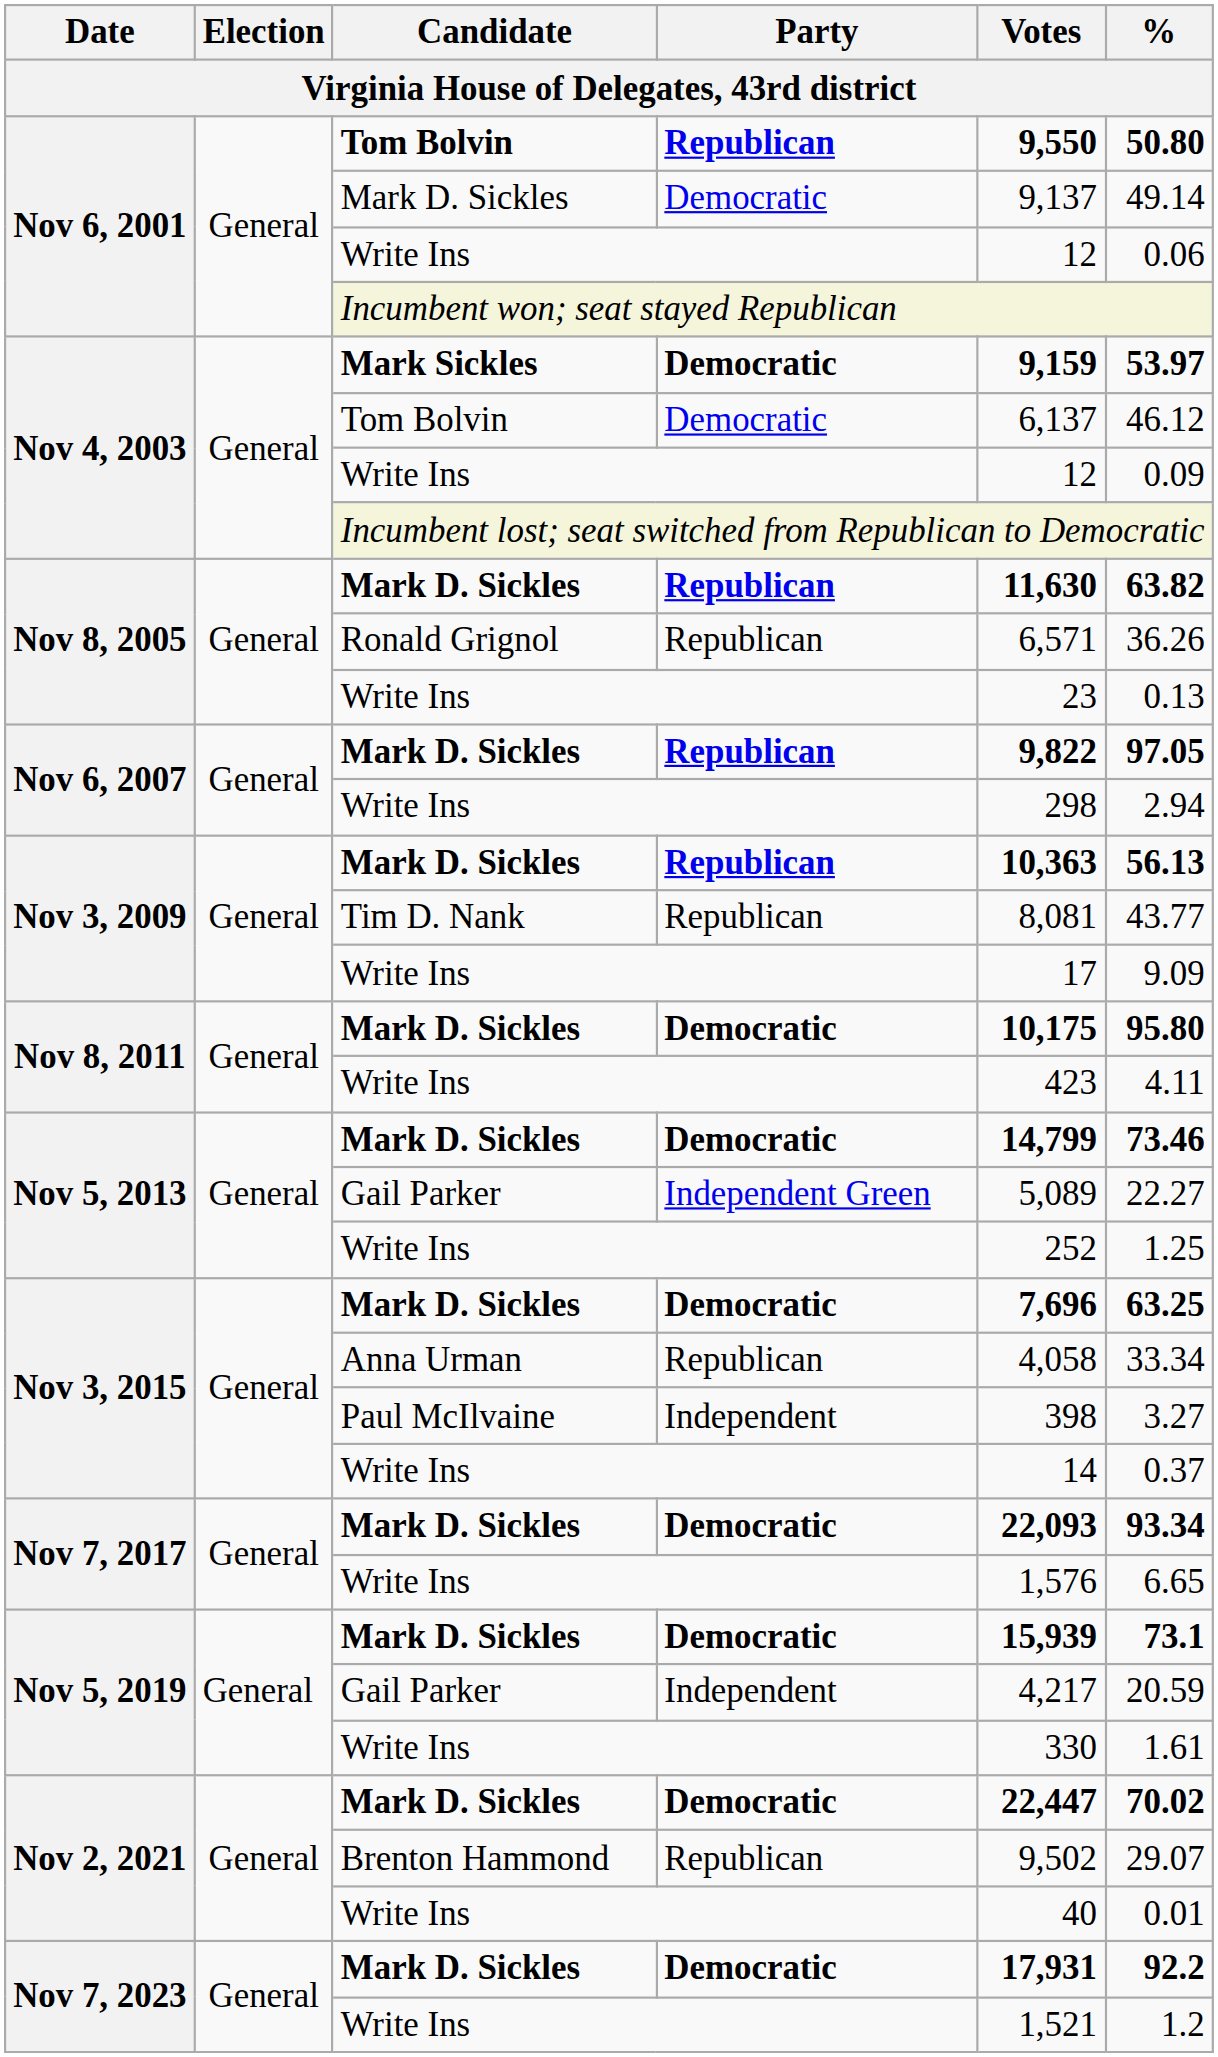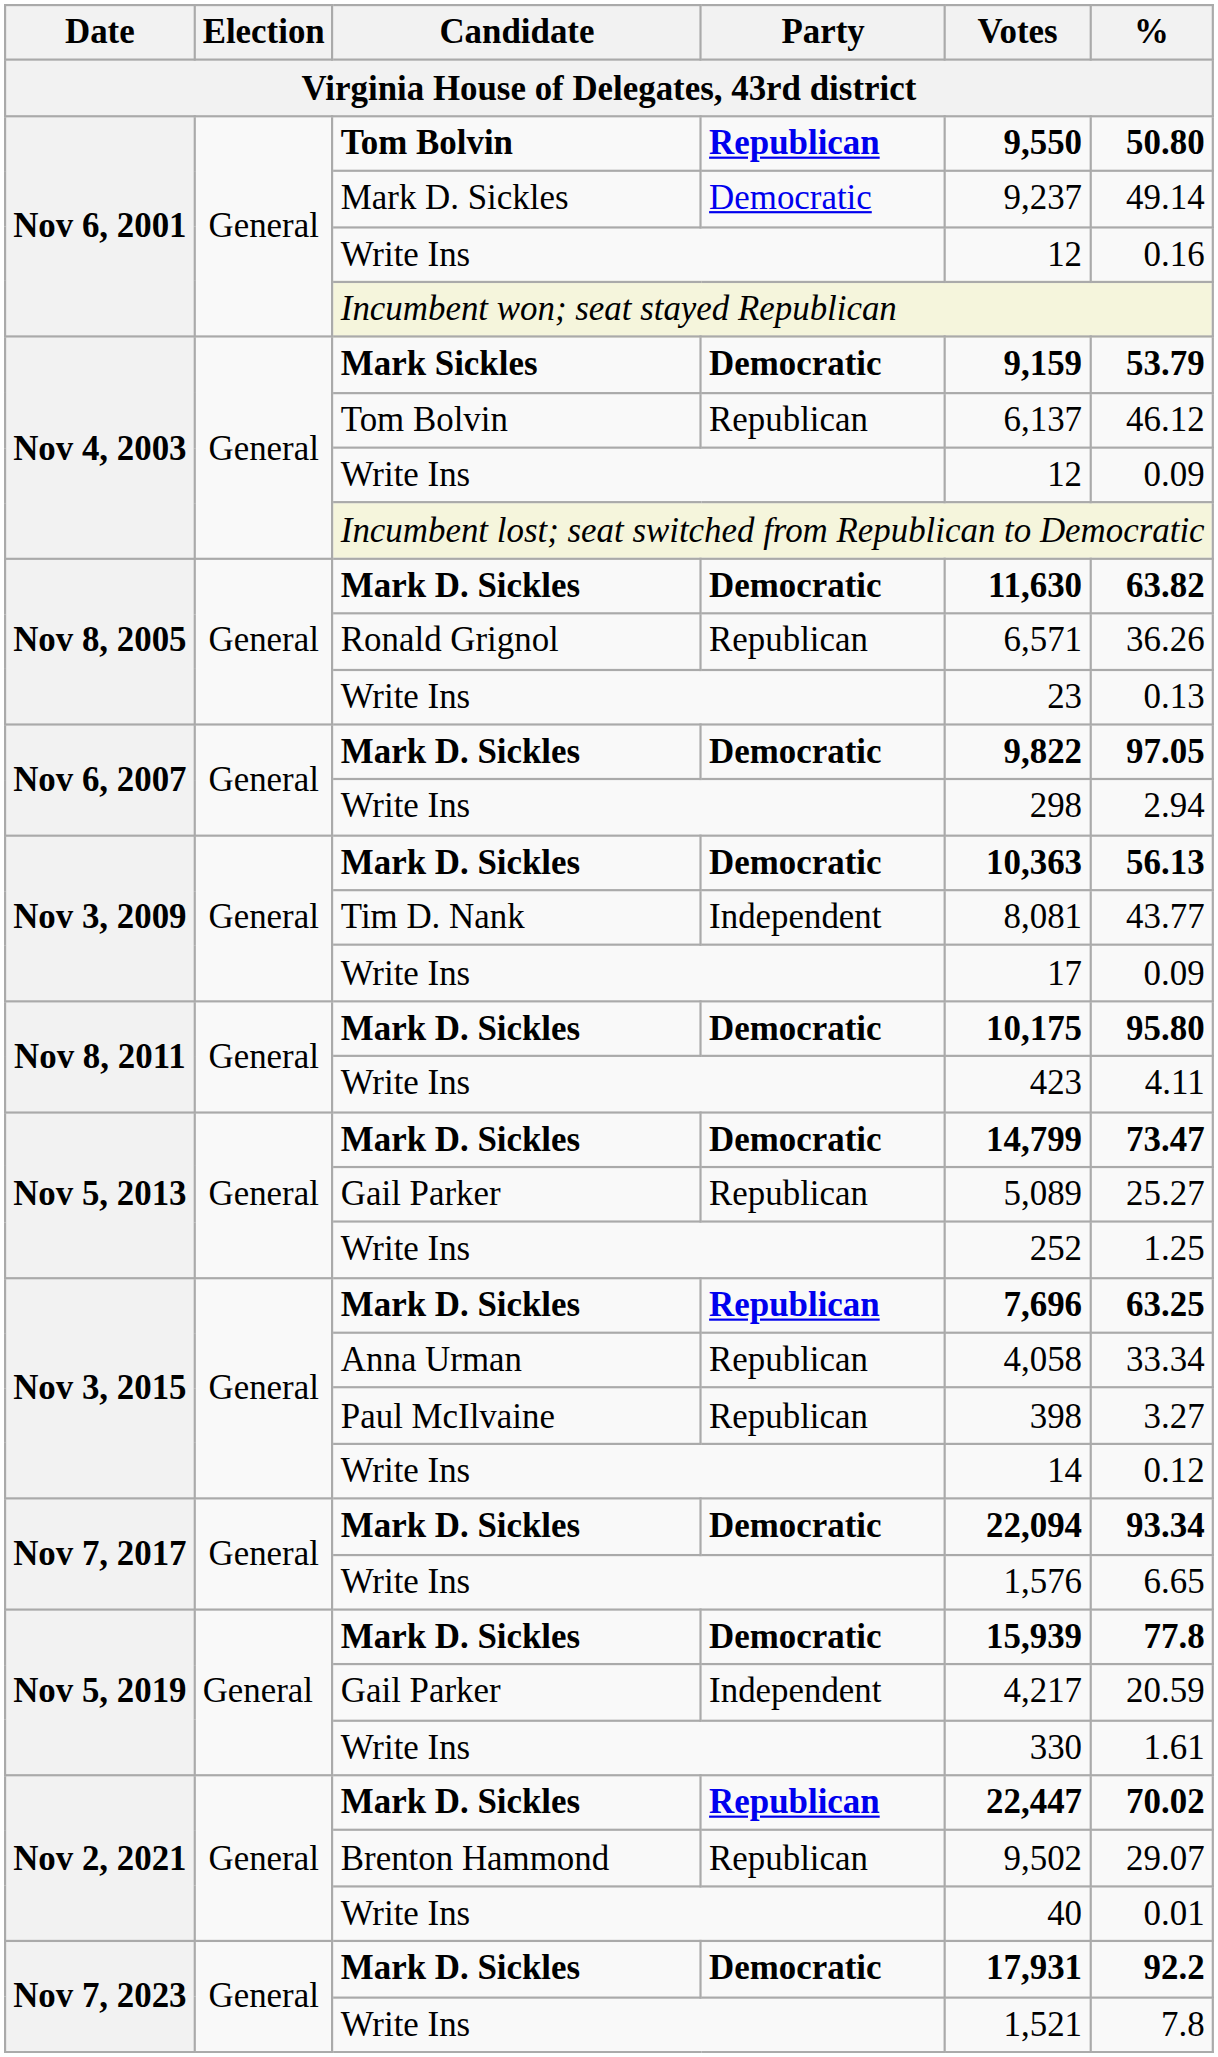(1058, 198) 9,137 -> (1043, 198) 9,237
(1174, 253) 0.06 -> (1174, 253) 0.16
(1165, 364) 53.97 -> (1165, 364) 53.79
(746, 419) Democratic -> (789, 419) Republican
(750, 585) Republican -> (795, 585) Democratic
(750, 751) Republican -> (795, 751) Democratic
(750, 861) Republican -> (795, 861) Democratic
(744, 917) Republican -> (795, 917) Independent
(1174, 972) 9.09 -> (1174, 972) 0.09
(1165, 1138) 73.46 -> (1165, 1138) 73.47
(798, 1193) Independent Green -> (789, 1193) Republican
(1165, 1193) 22.27 -> (1165, 1193) 25.27
(751, 1304) Democratic -> (794, 1304) Republican
(751, 1415) Independent -> (789, 1415) Republican
(1174, 1470) 0.37 -> (1174, 1470) 0.12
(1049, 1525) 22,093 -> (1034, 1525) 22,094
(1174, 1636) 73.1 -> (1174, 1636) 77.8
(751, 1802) Democratic -> (794, 1802) Republican
(1183, 2023) 1.2 -> (1183, 2023) 7.8
